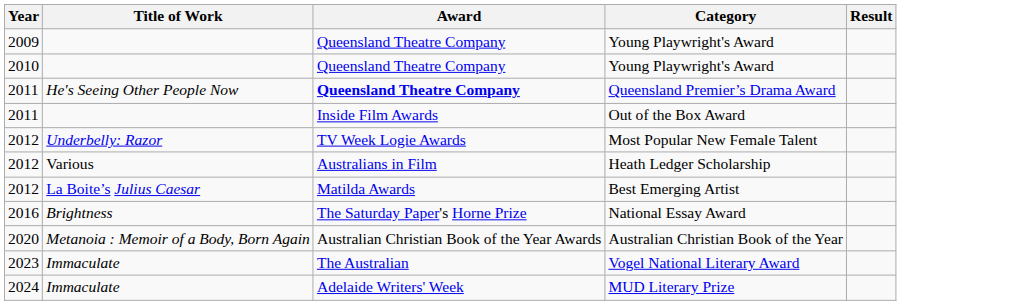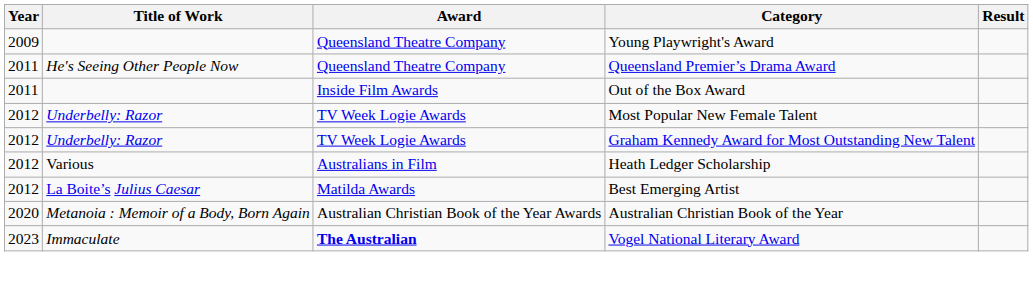- row: (24, 66)
(418, 90) bold -> (411, 66) normal
+ row: (24, 139)
- row: (24, 213)
(363, 262) normal -> (367, 238) bold
- row: (24, 287)
